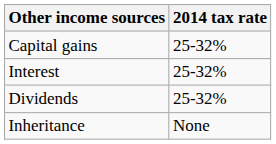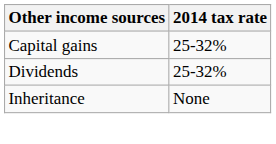- row: (34, 71)
